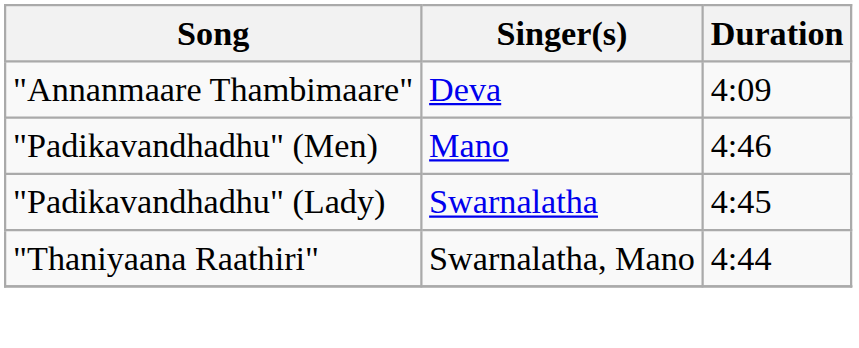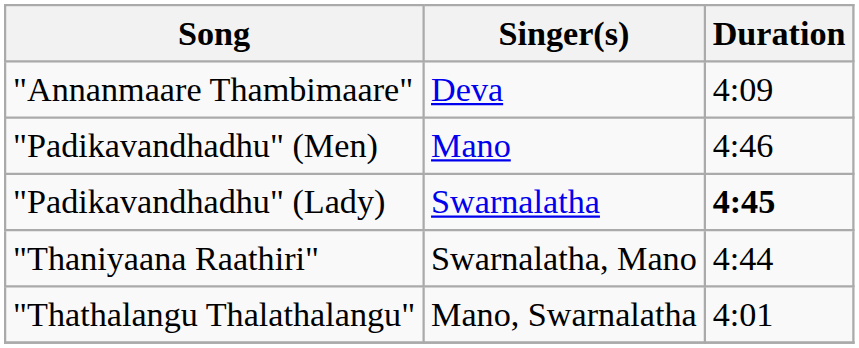(741, 202) normal -> (744, 202) bold
+ row: (214, 314)
